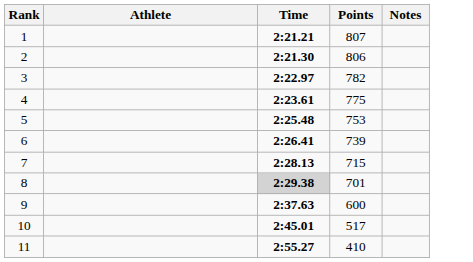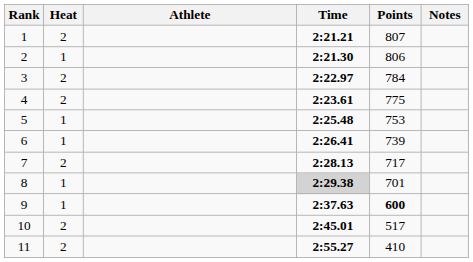+ column: (63, 15)
(356, 78) 782 -> (395, 78) 784
(356, 162) 715 -> (395, 162) 717
(356, 204) normal -> (395, 204) bold
